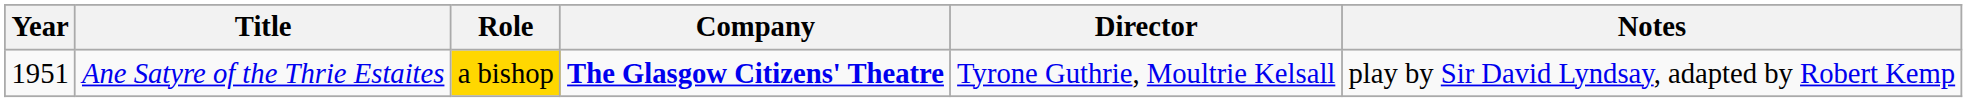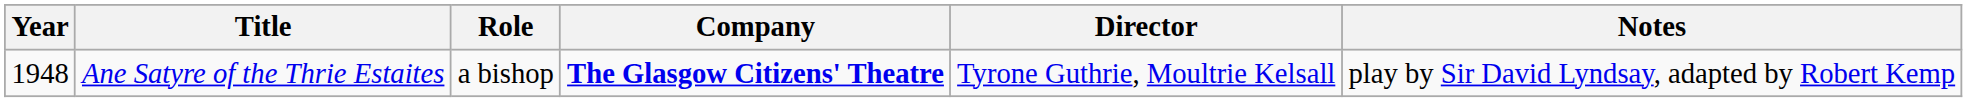(40, 72) 1951 -> (40, 72) 1948
(506, 72) gold background -> (506, 72) no background
